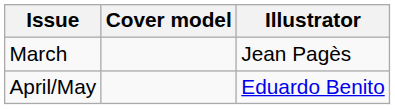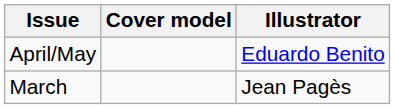rows swapped: (38, 53) <-> (53, 86)
